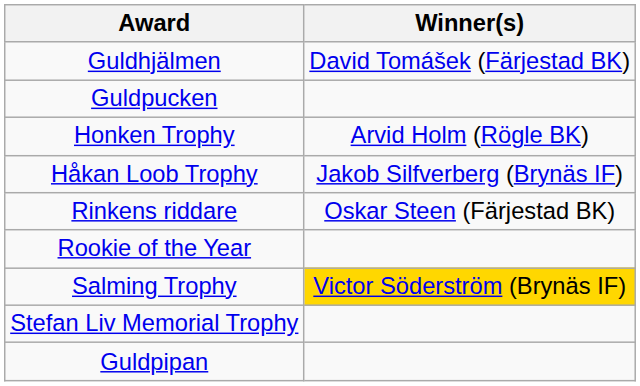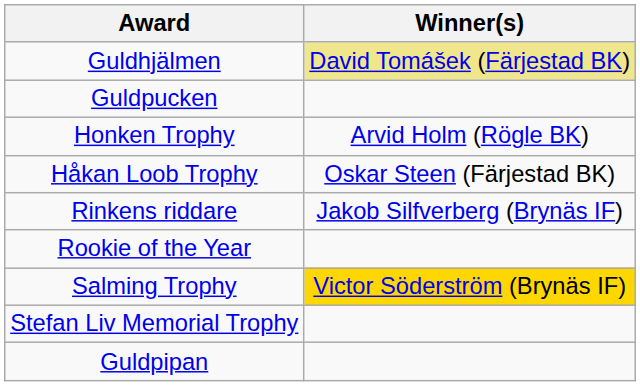(470, 60) no background -> (470, 60) khaki background
(470, 173) Jakob Silfverberg (Brynäs IF) -> (470, 173) Oskar Steen (Färjestad BK)
(470, 211) Oskar Steen (Färjestad BK) -> (470, 211) Jakob Silfverberg (Brynäs IF)
